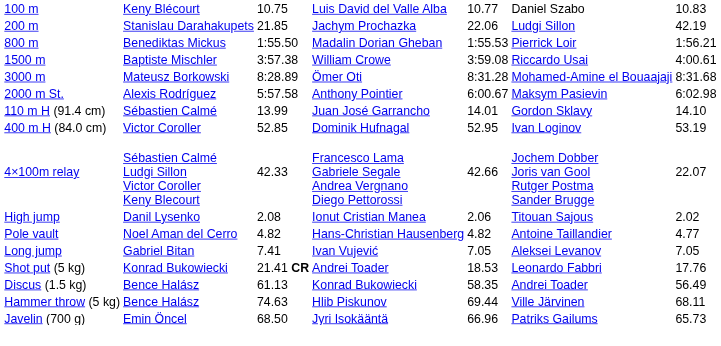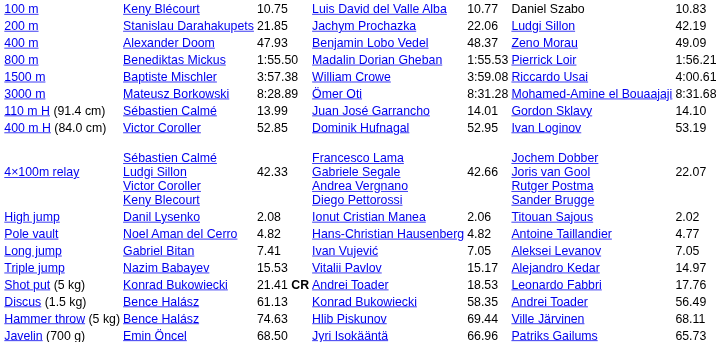+ row: (21, 43)
- row: (34, 94)
+ row: (35, 268)
